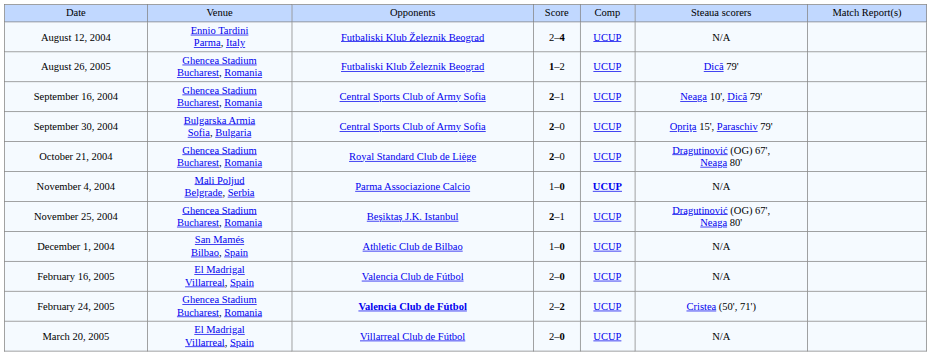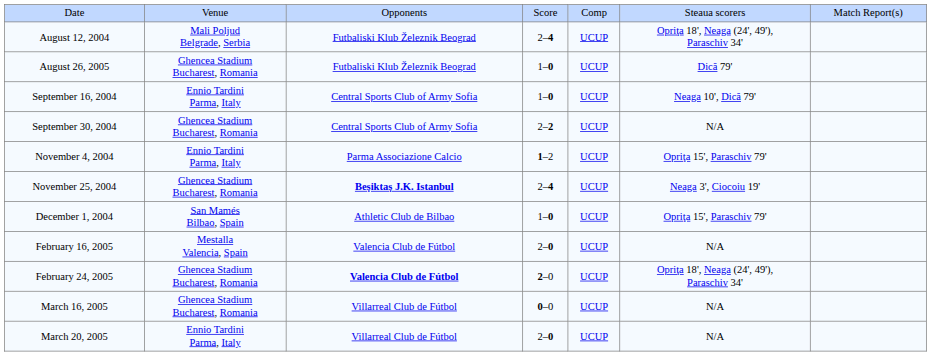(220, 36) Ennio Tardini Parma, Italy -> (215, 36) Mali Poljud Belgrade, Serbia
(721, 36) N/A -> (715, 36) Opriţa 18', Neaga (24', 49'), Paraschiv 34'
(557, 66) 1–2 -> (545, 66) 1–0
(220, 96) Ghencea Stadium Bucharest, Romania -> (215, 96) Ennio Tardini Parma, Italy
(557, 96) 2–1 -> (545, 96) 1–0
(220, 126) Bulgarska Armia Sofia, Bulgaria -> (215, 126) Ghencea Stadium Bucharest, Romania
(557, 126) 2–0 -> (545, 126) 2–2
(721, 126) Opriţa 15', Paraschiv 79' -> (715, 126) N/A
- row: (76, 156)
(220, 186) Mali Poljud Belgrade, Serbia -> (215, 156) Ennio Tardini Parma, Italy
(557, 186) 1–0 -> (545, 156) 1–2
(607, 186) bold -> (594, 156) normal
(721, 186) N/A -> (715, 156) Opriţa 15', Paraschiv 79'
(413, 216) normal -> (404, 186) bold
(557, 216) 2–1 -> (545, 186) 2–4
(721, 216) Dragutinović (OG) 67', Neaga 80' -> (715, 186) Neaga 3', Ciocoiu 19'
(721, 246) N/A -> (715, 216) Opriţa 15', Paraschiv 79'
(220, 276) El Madrigal Villarreal, Spain -> (215, 246) Mestalla Valencia, Spain
(557, 306) 2–2 -> (545, 276) 2–0
(721, 306) Cristea (50', 71') -> (715, 276) Opriţa 18', Neaga (24', 49'), Paraschiv 34'
+ row: (74, 306)
(220, 336) El Madrigal Villarreal, Spain -> (215, 336) Ennio Tardini Parma, Italy
